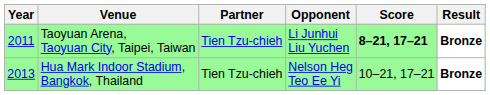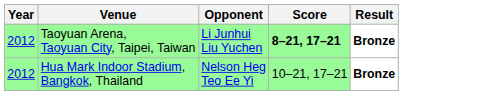- column: (242, 15)
(21, 41) 2011 -> (21, 41) 2012
(21, 74) 2013 -> (21, 74) 2012
